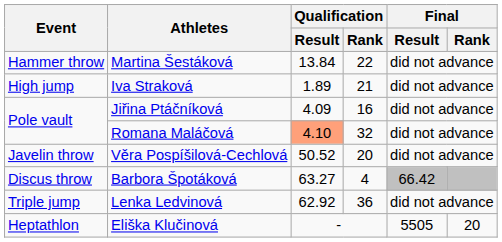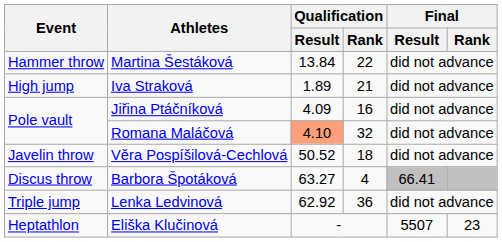(365, 156) 20 -> (365, 156) 18
(417, 179) 66.42 -> (417, 179) 66.41
(417, 225) 5505 -> (417, 225) 5507
(472, 225) 20 -> (472, 225) 23
